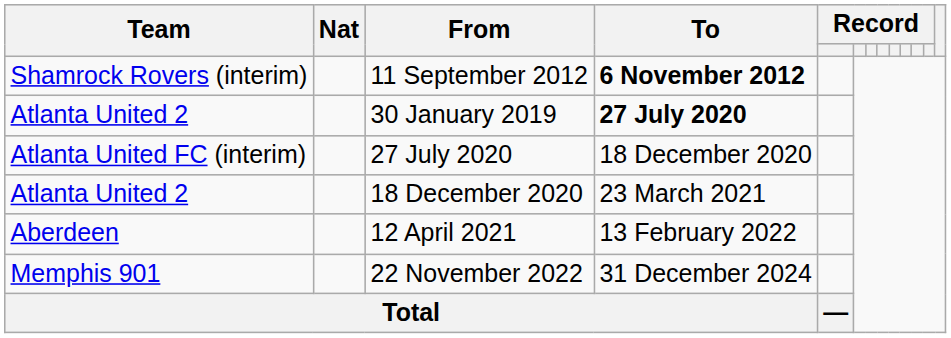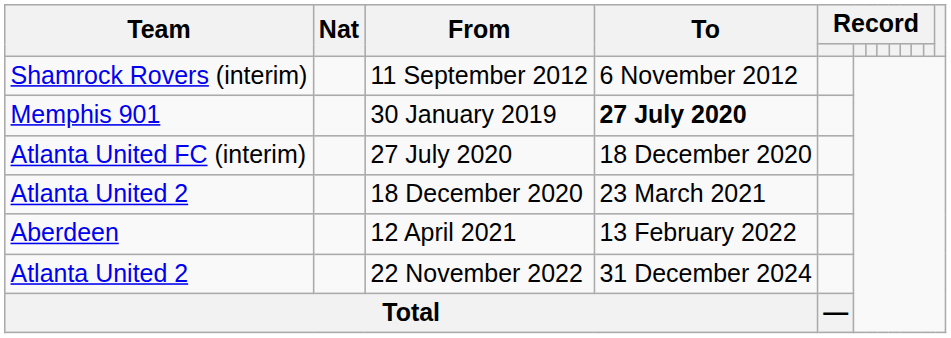(702, 75) bold -> (699, 75) normal
(99, 114) Atlanta United 2 -> (85, 114) Memphis 901
(85, 273) Memphis 901 -> (99, 273) Atlanta United 2
